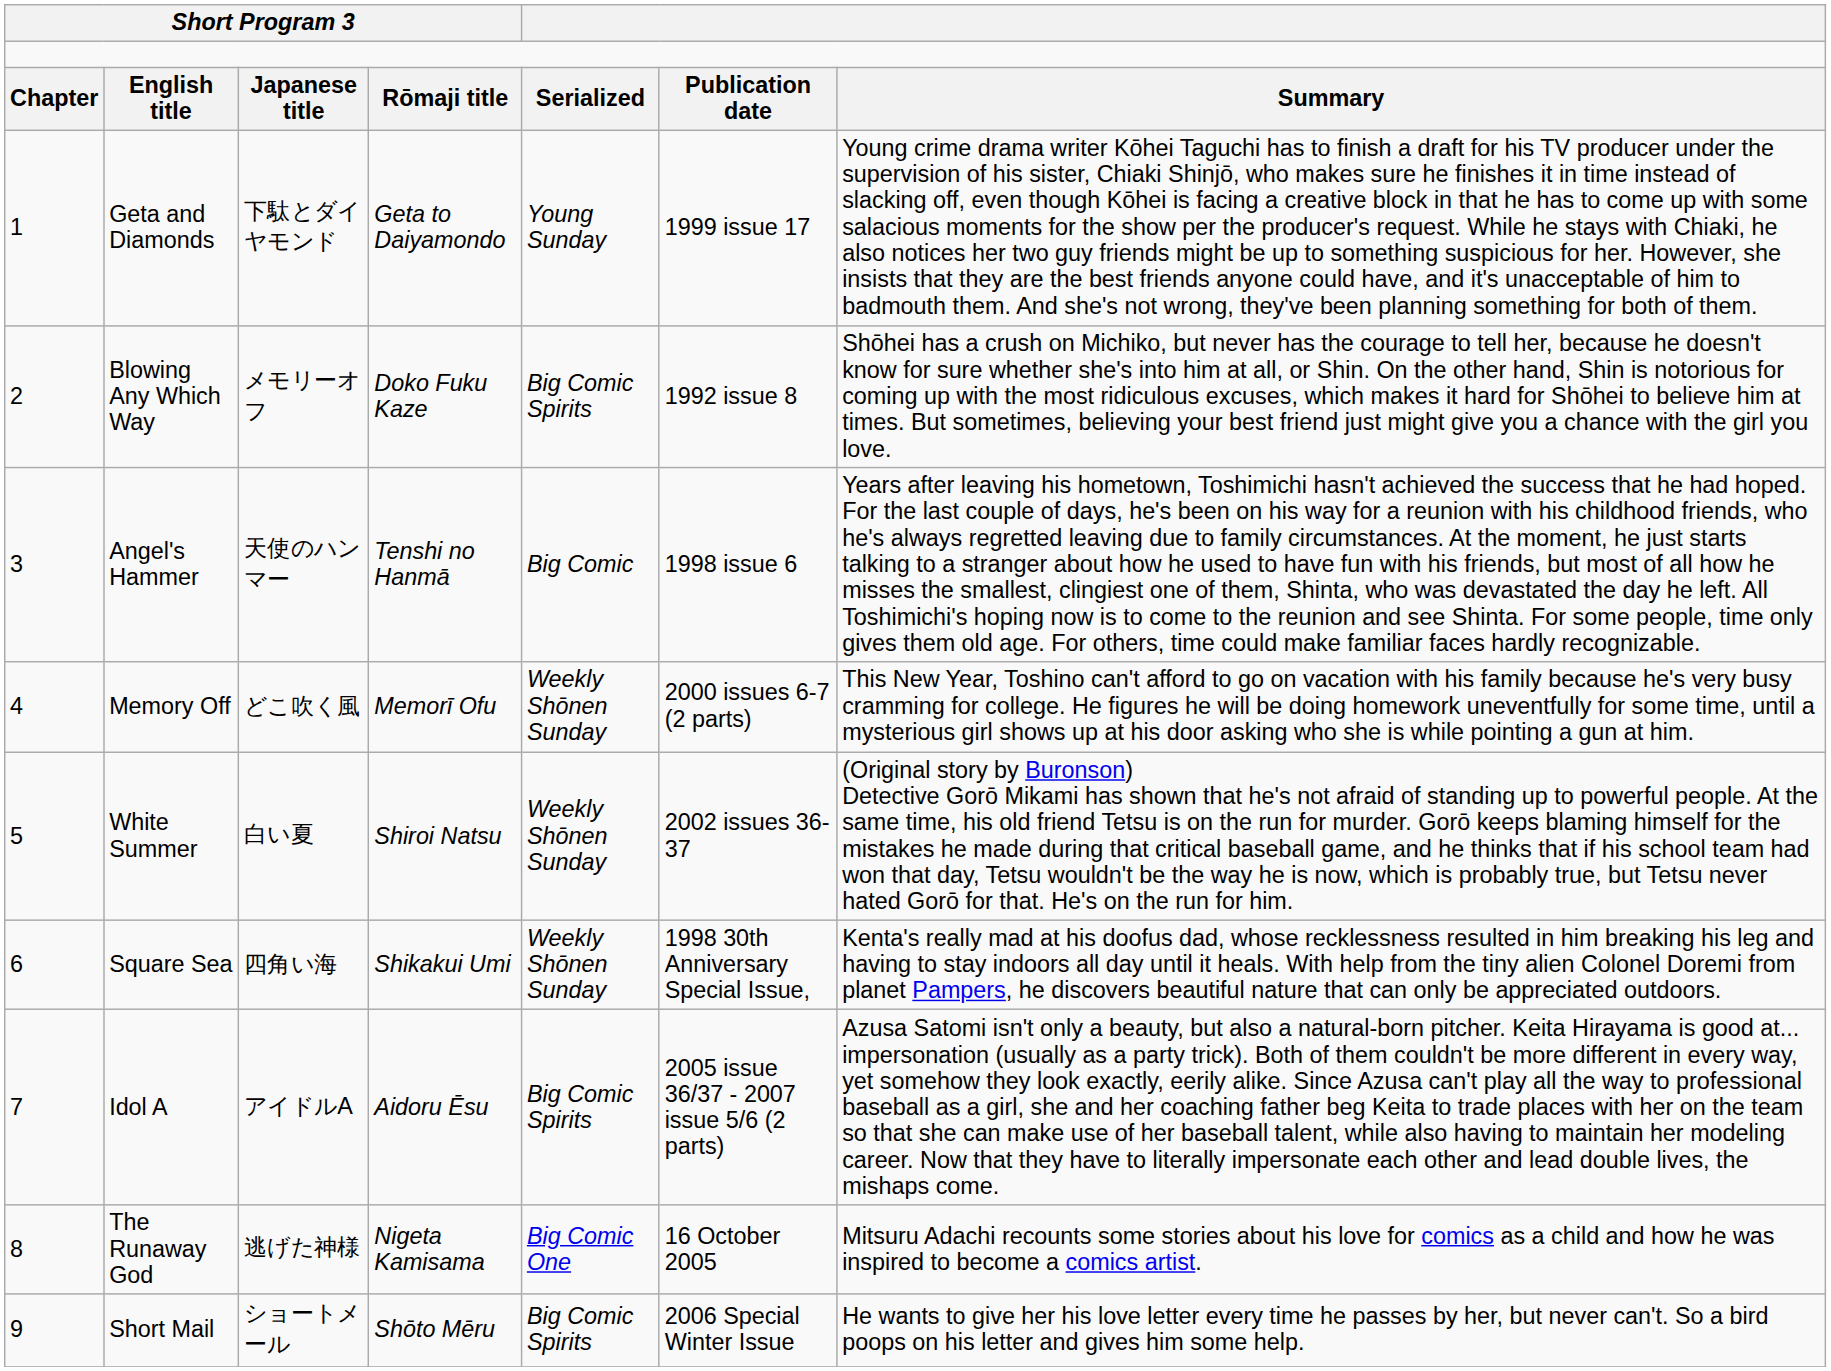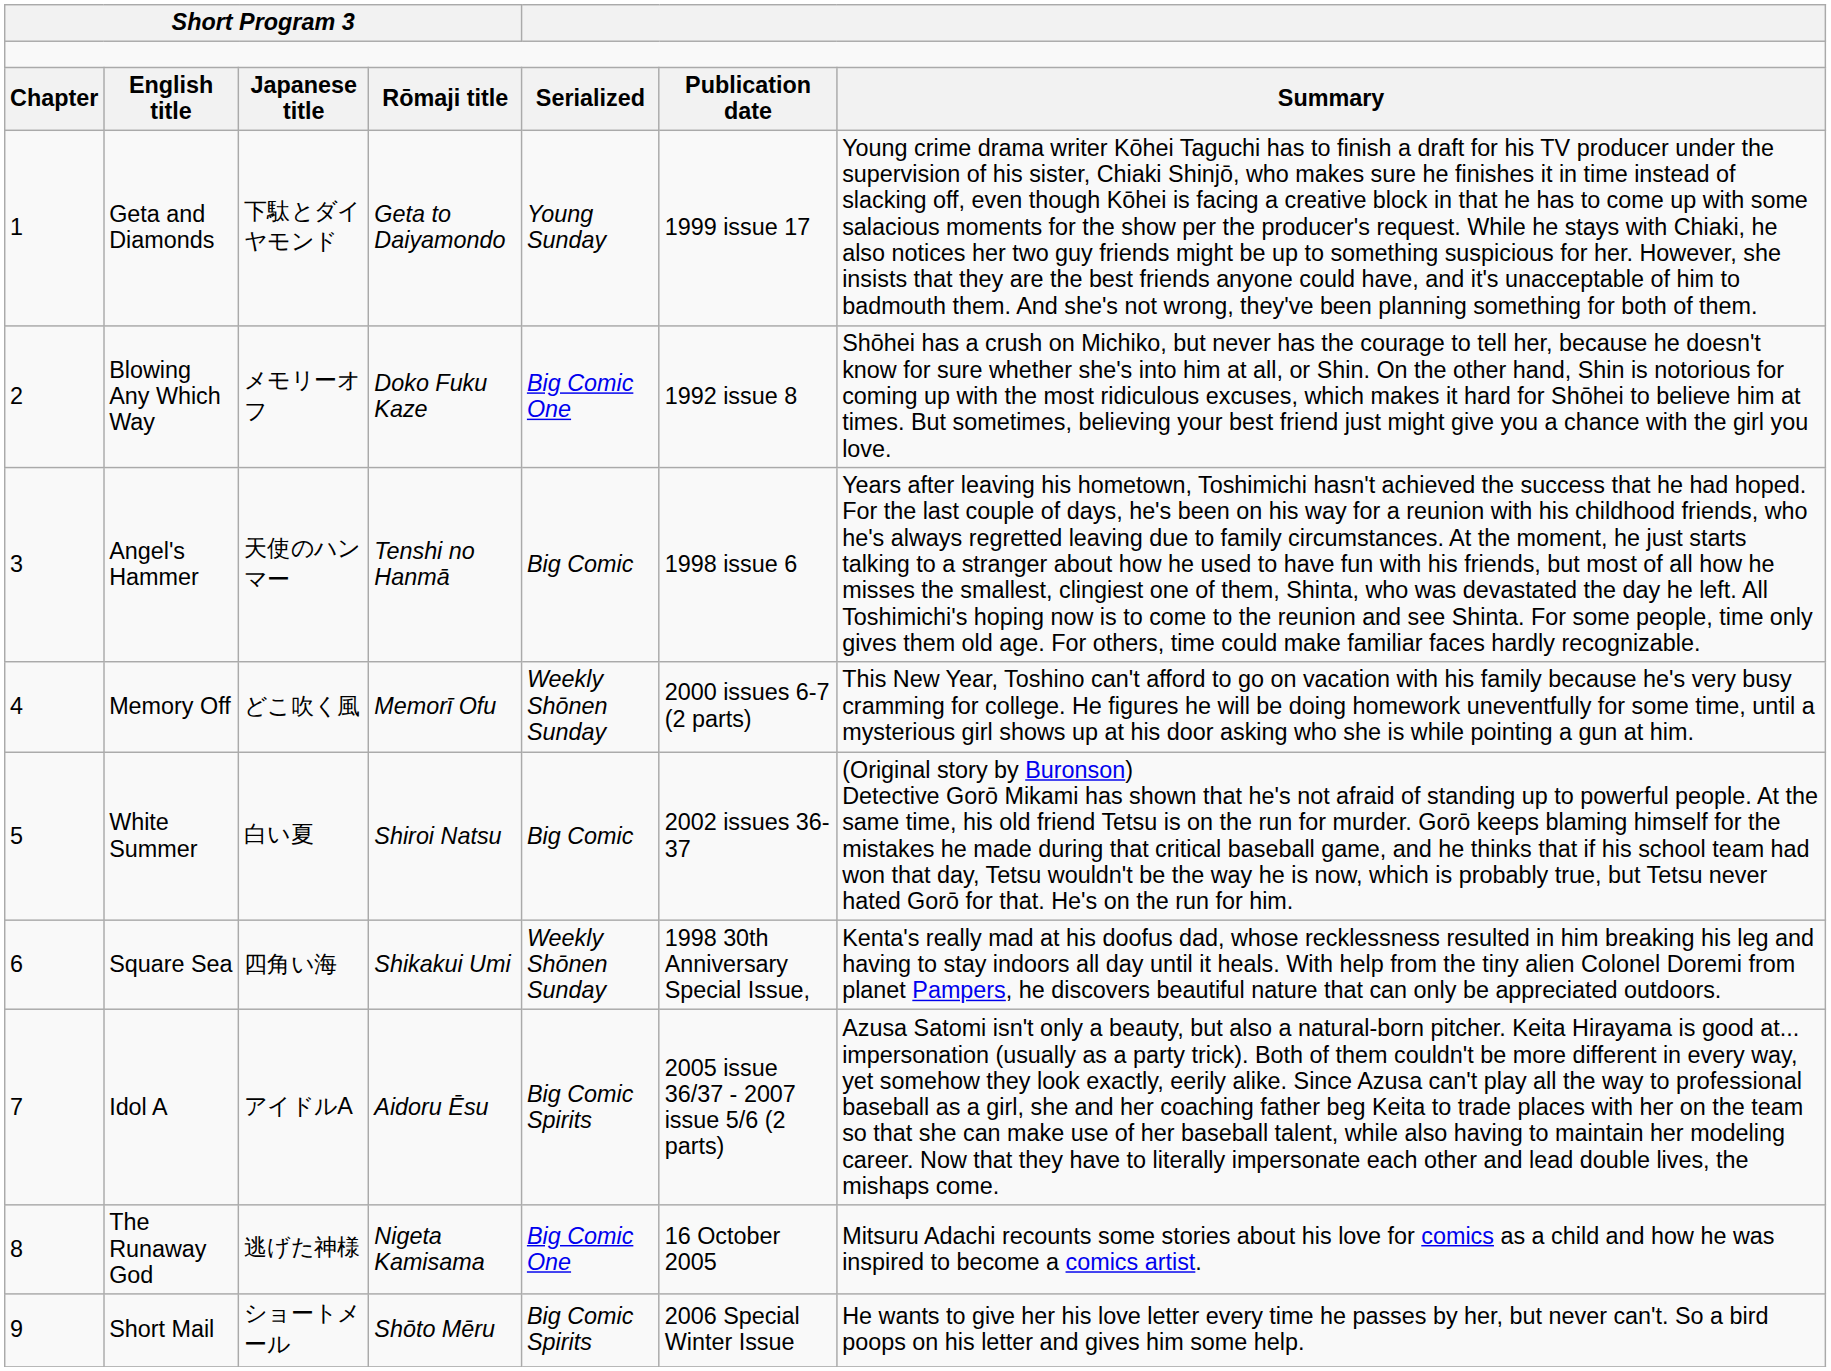(580, 396) Big Comic Spirits -> (580, 396) Big Comic One
(567, 835) Weekly Shōnen Sunday -> (580, 835) Big Comic
